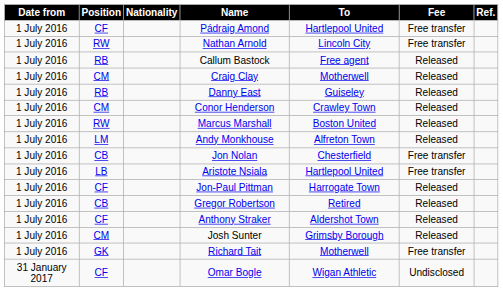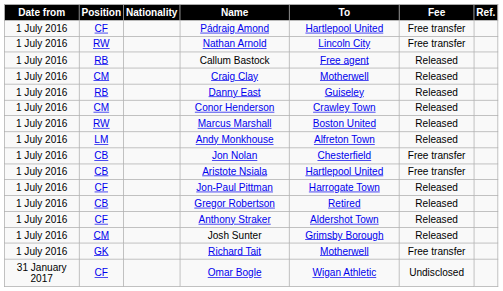(101, 172) LB -> (101, 172) CB
